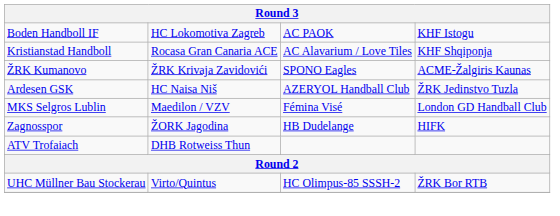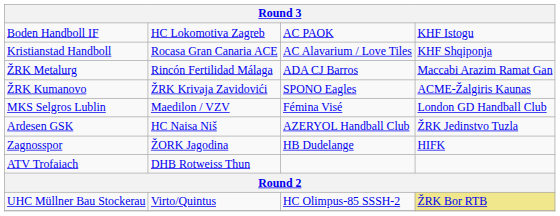+ row: (42, 70)
rows swapped: (56, 107) <-> (40, 88)
(452, 182) no background -> (452, 201) khaki background
